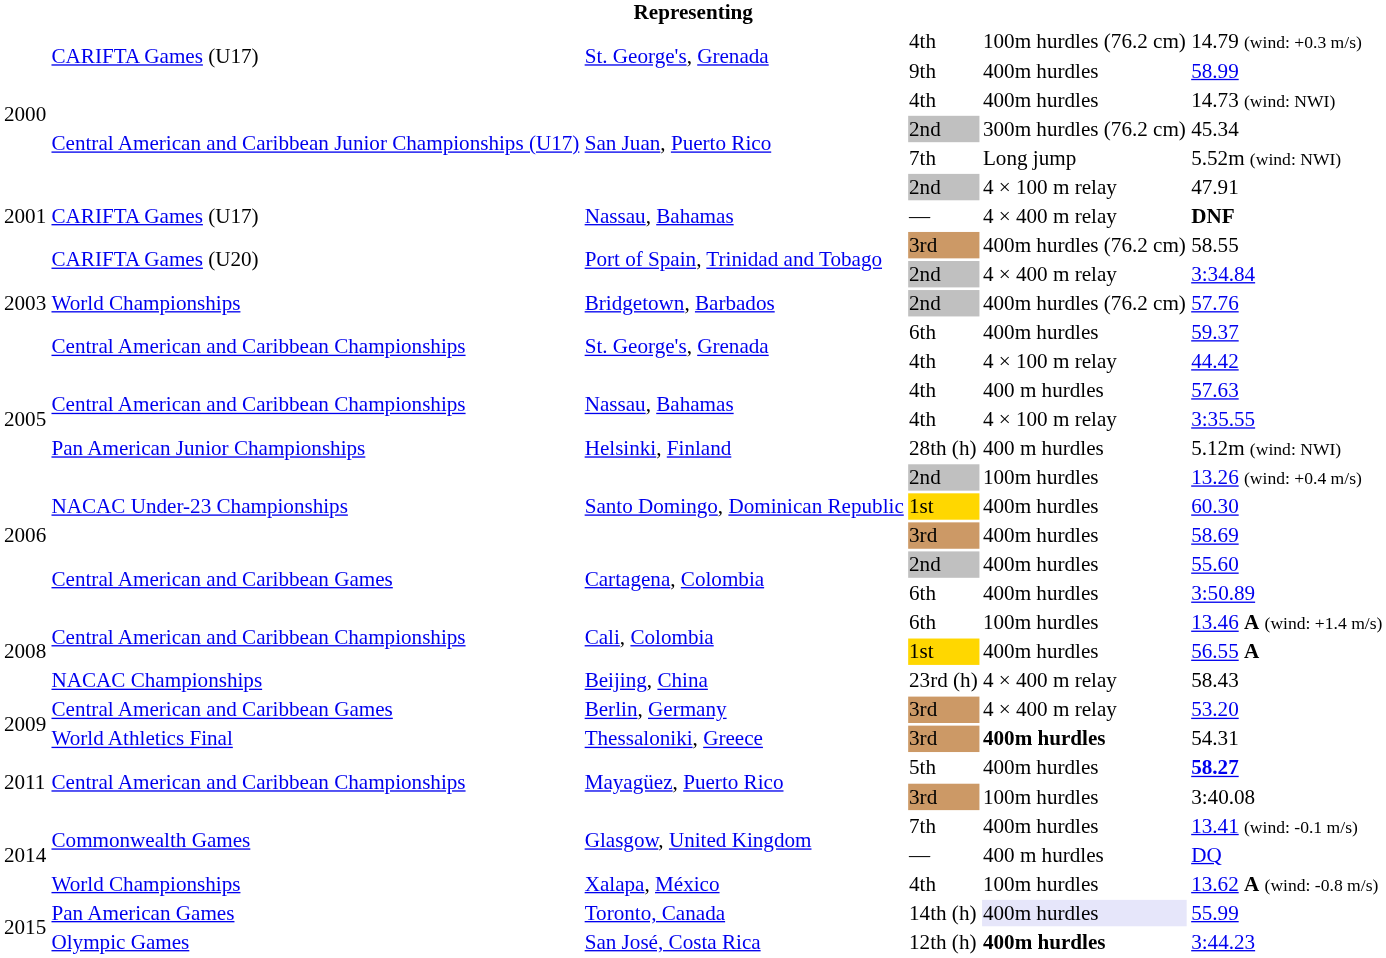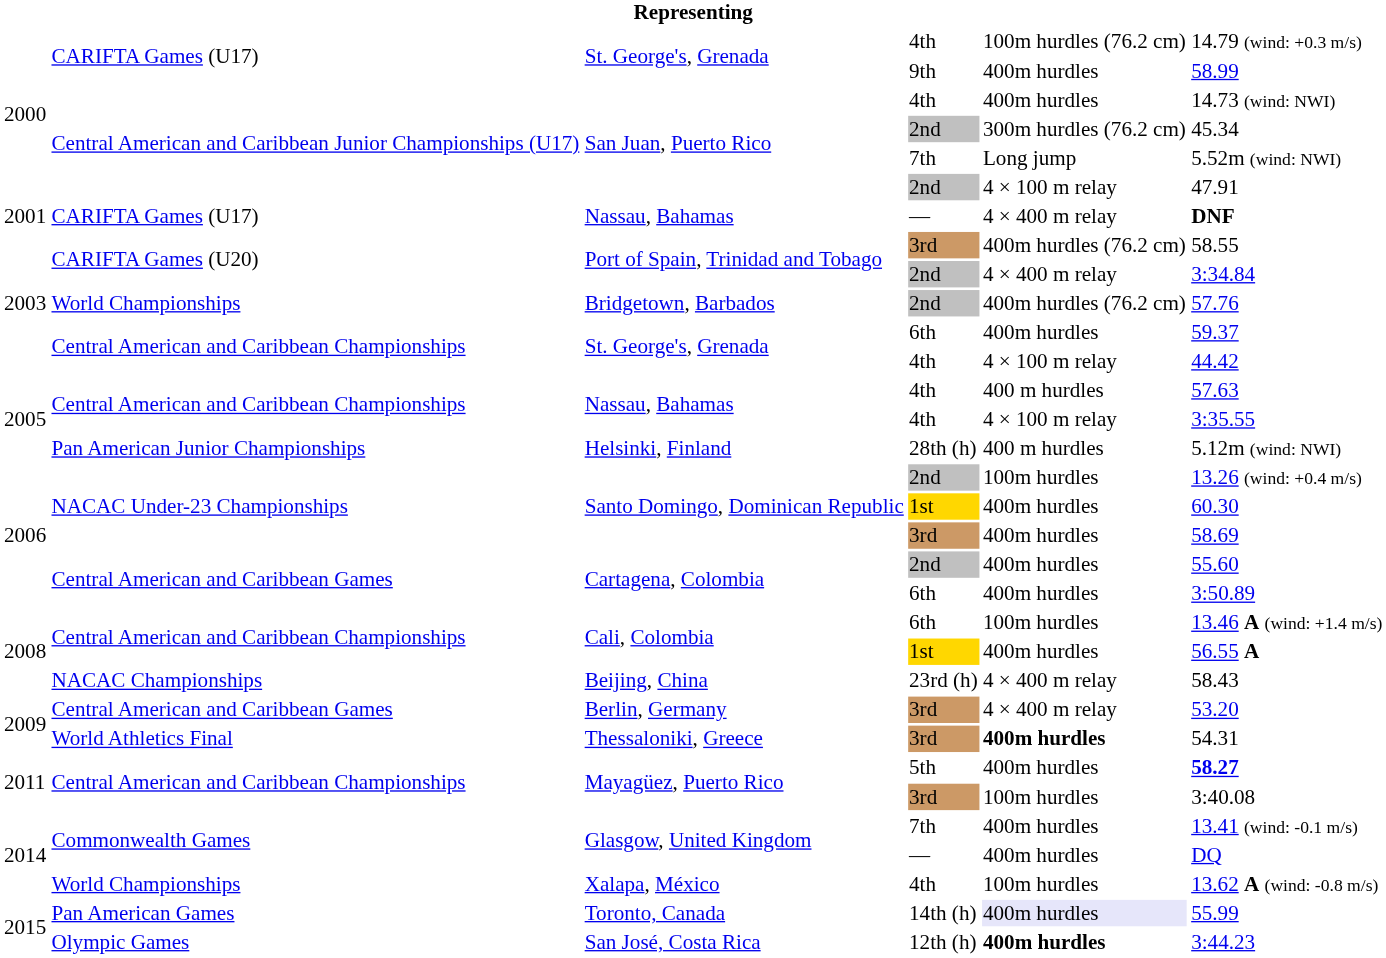(1043, 854) 400 m hurdles -> (1041, 854) 400m hurdles
